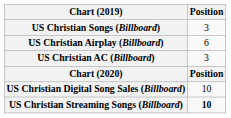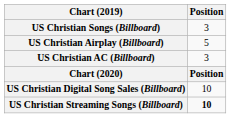(207, 43) 6 -> (207, 43) 5
